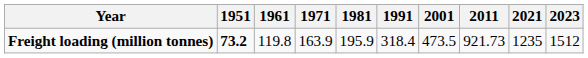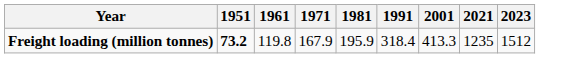- column: (484, 16)
(315, 40) 163.9 -> (315, 40) 167.9
(439, 40) 473.5 -> (439, 40) 413.3
